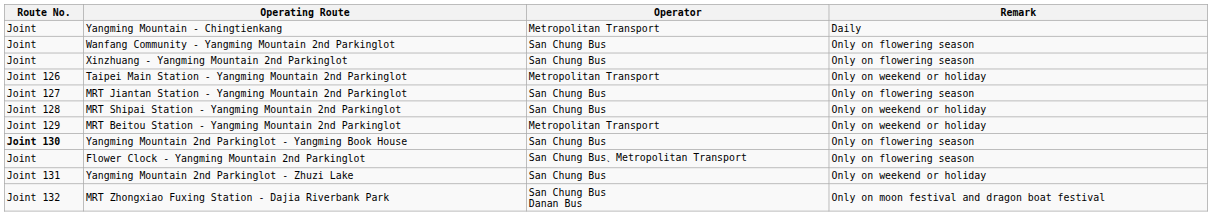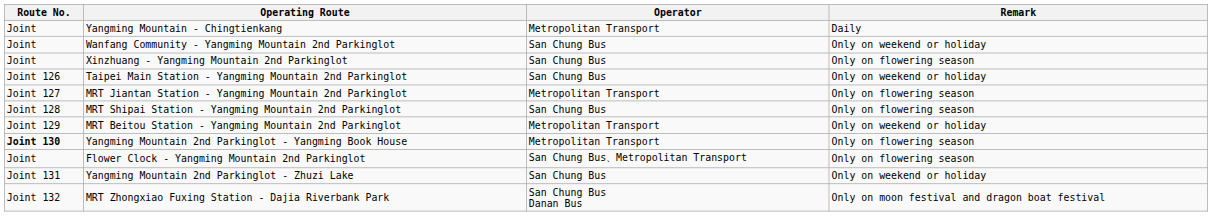(903, 45) Only on flowering season -> (909, 45) Only on weekend or holiday
(594, 77) Metropolitan Transport -> (567, 77) San Chung Bus
(567, 93) San Chung Bus -> (594, 93) Metropolitan Transport
(909, 109) Only on weekend or holiday -> (903, 109) Only on flowering season
(567, 141) San Chung Bus -> (594, 141) Metropolitan Transport
